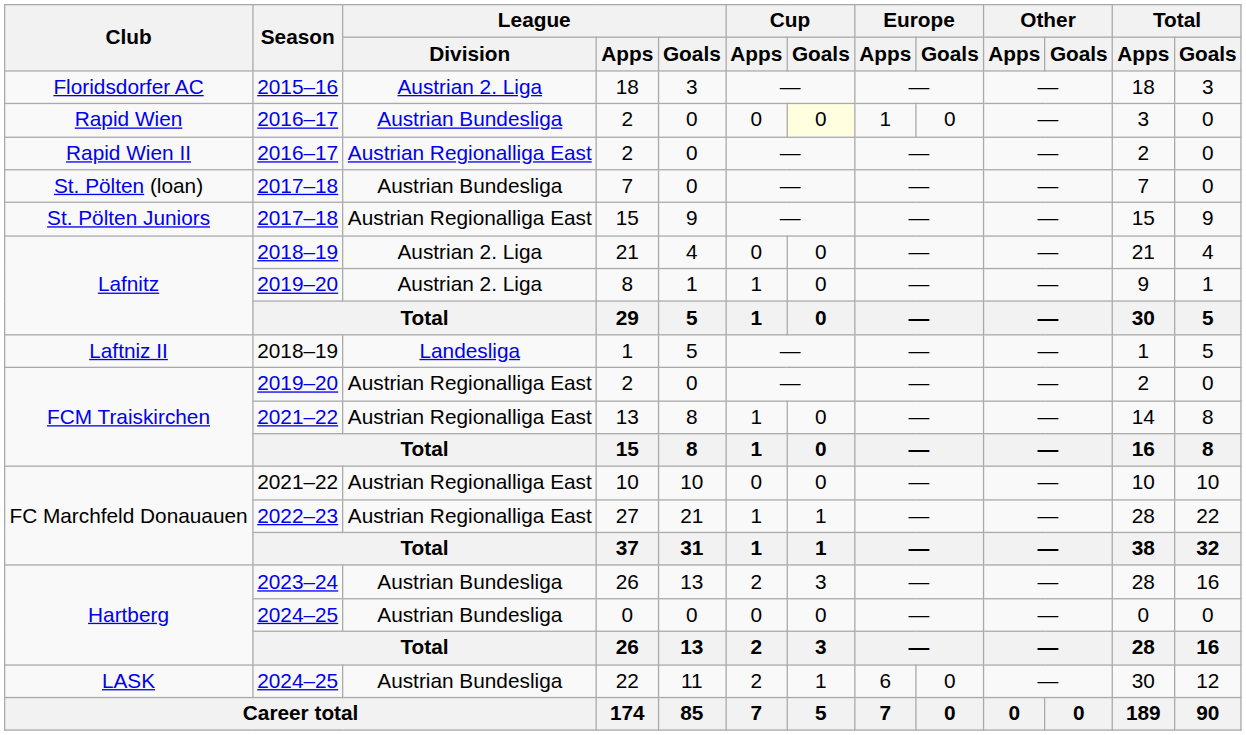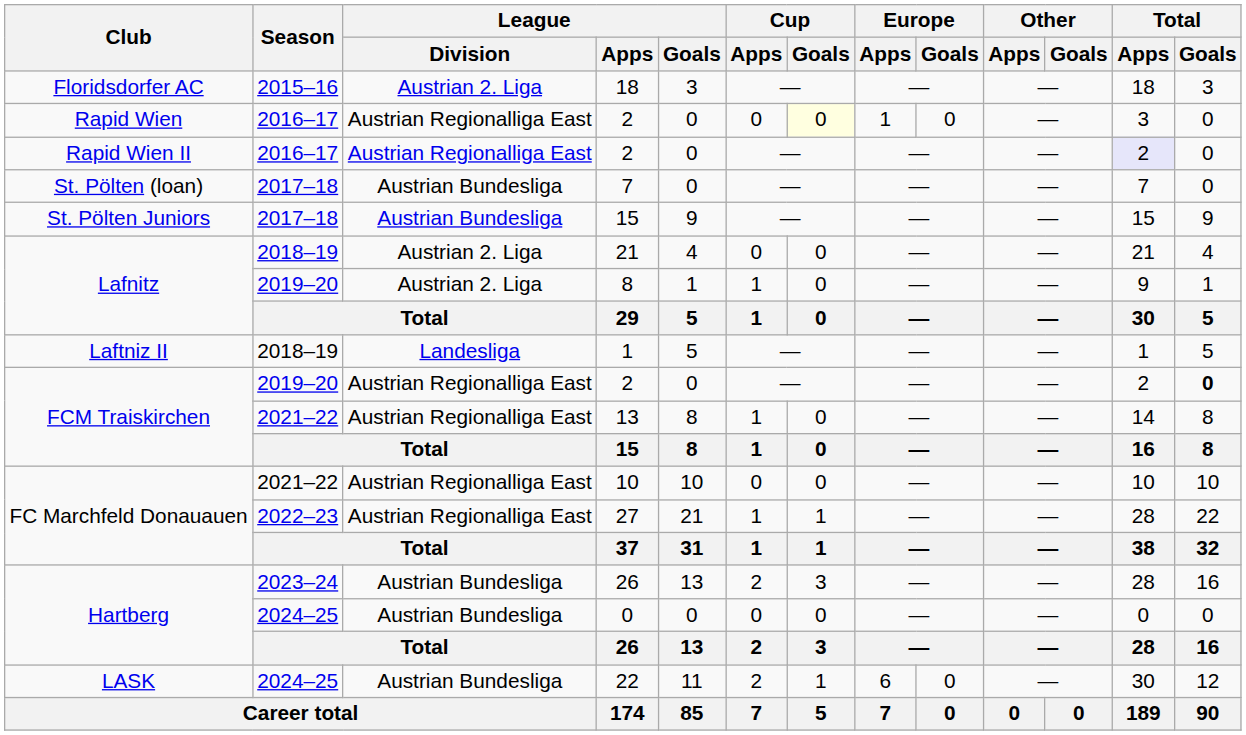(470, 119) Austrian Bundesliga -> (470, 119) Austrian Regionalliga East
(1143, 152) no background -> (1143, 152) lavender background
(470, 218) Austrian Regionalliga East -> (470, 218) Austrian Bundesliga
(1208, 383) normal -> (1208, 383) bold
